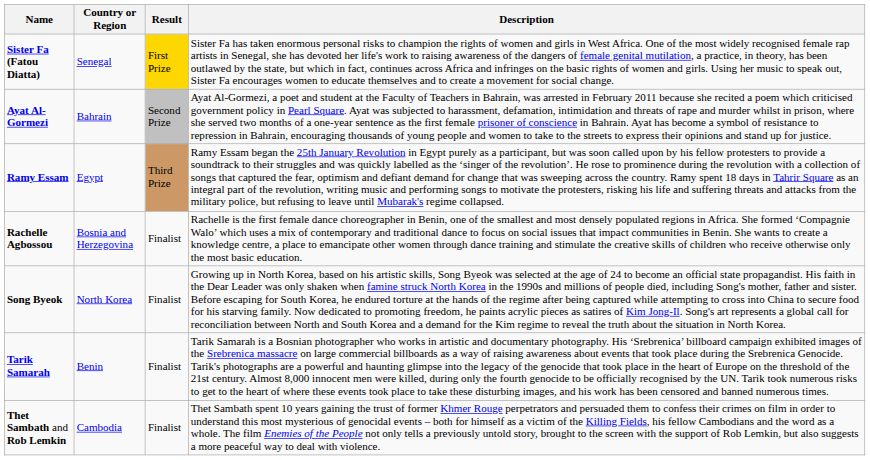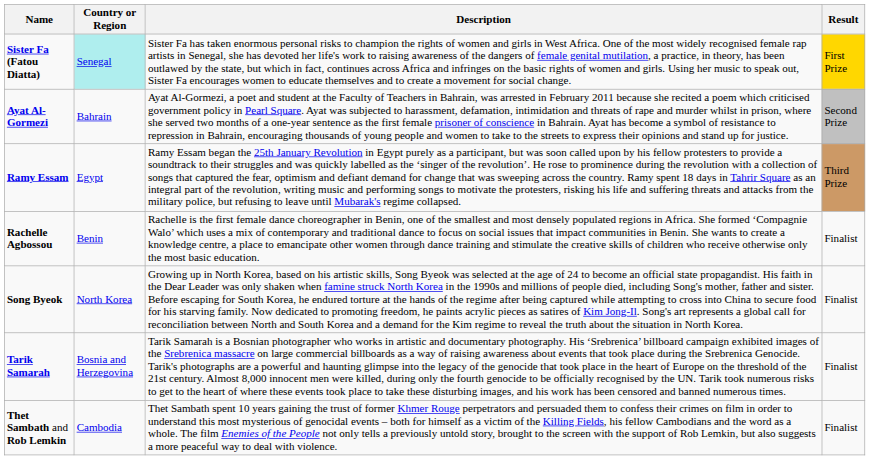columns swapped: (527, 19) <-> (167, 19)
(94, 61) no background -> (94, 61) paleturquoise background
(105, 238) Bosnia and Herzegovina -> (90, 238) Benin
(90, 366) Benin -> (105, 366) Bosnia and Herzegovina
